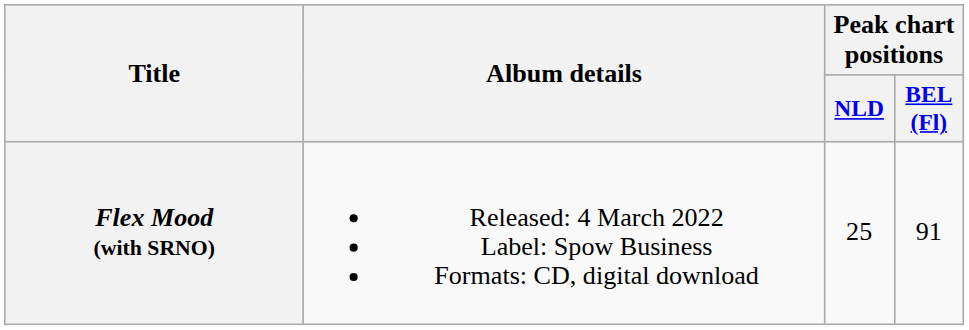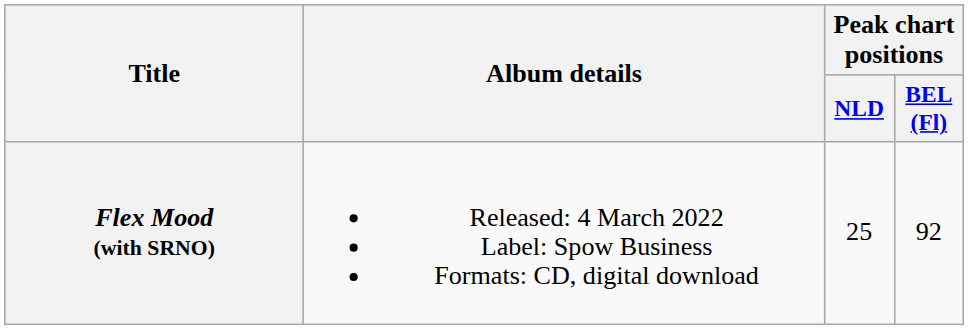(929, 232) 91 -> (929, 232) 92
